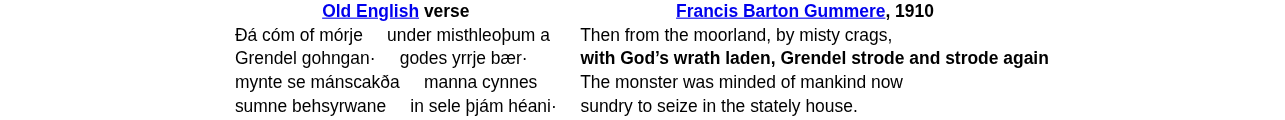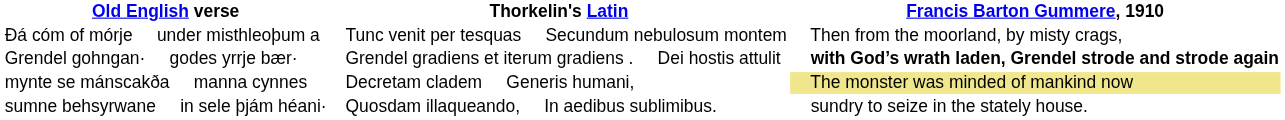+ column: (559, 11)
(732, 82) no background -> (962, 82) khaki background
